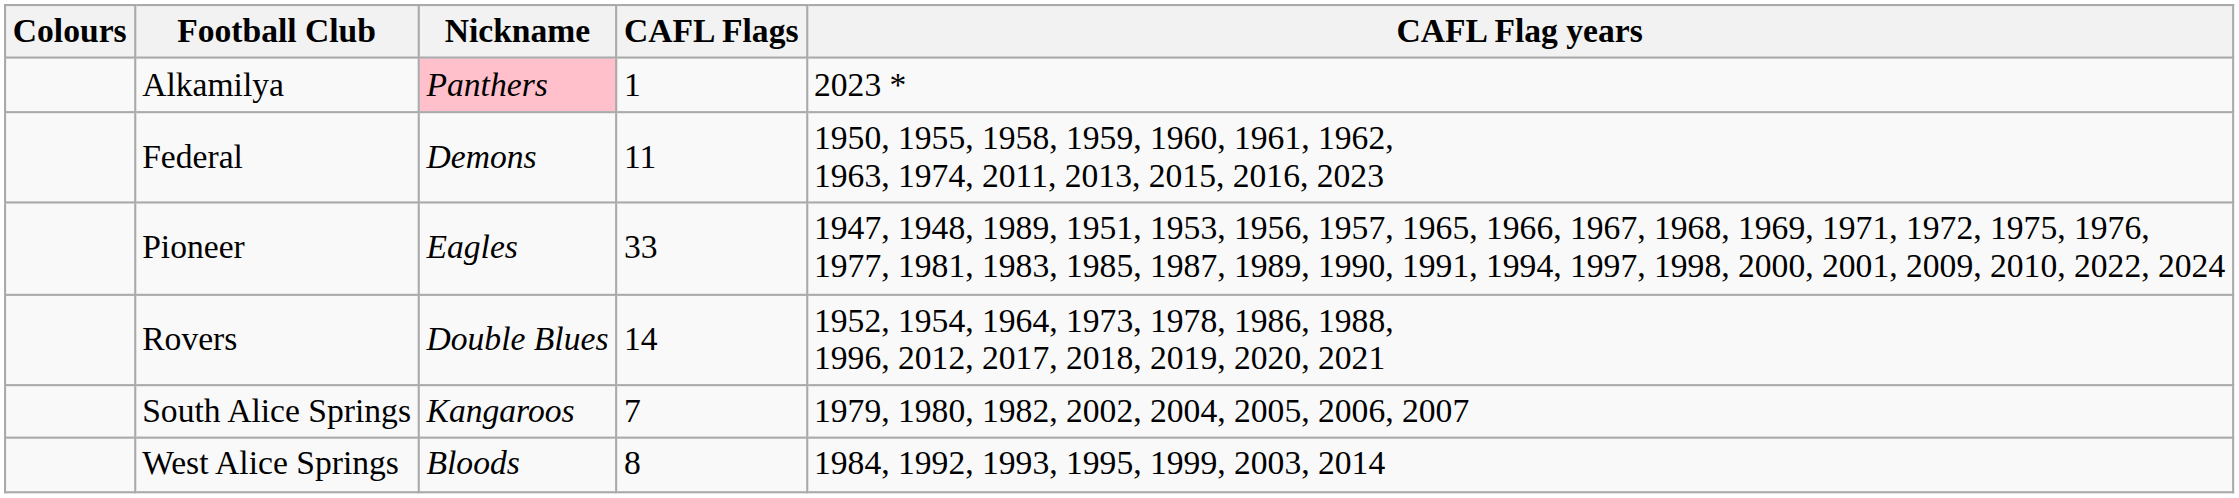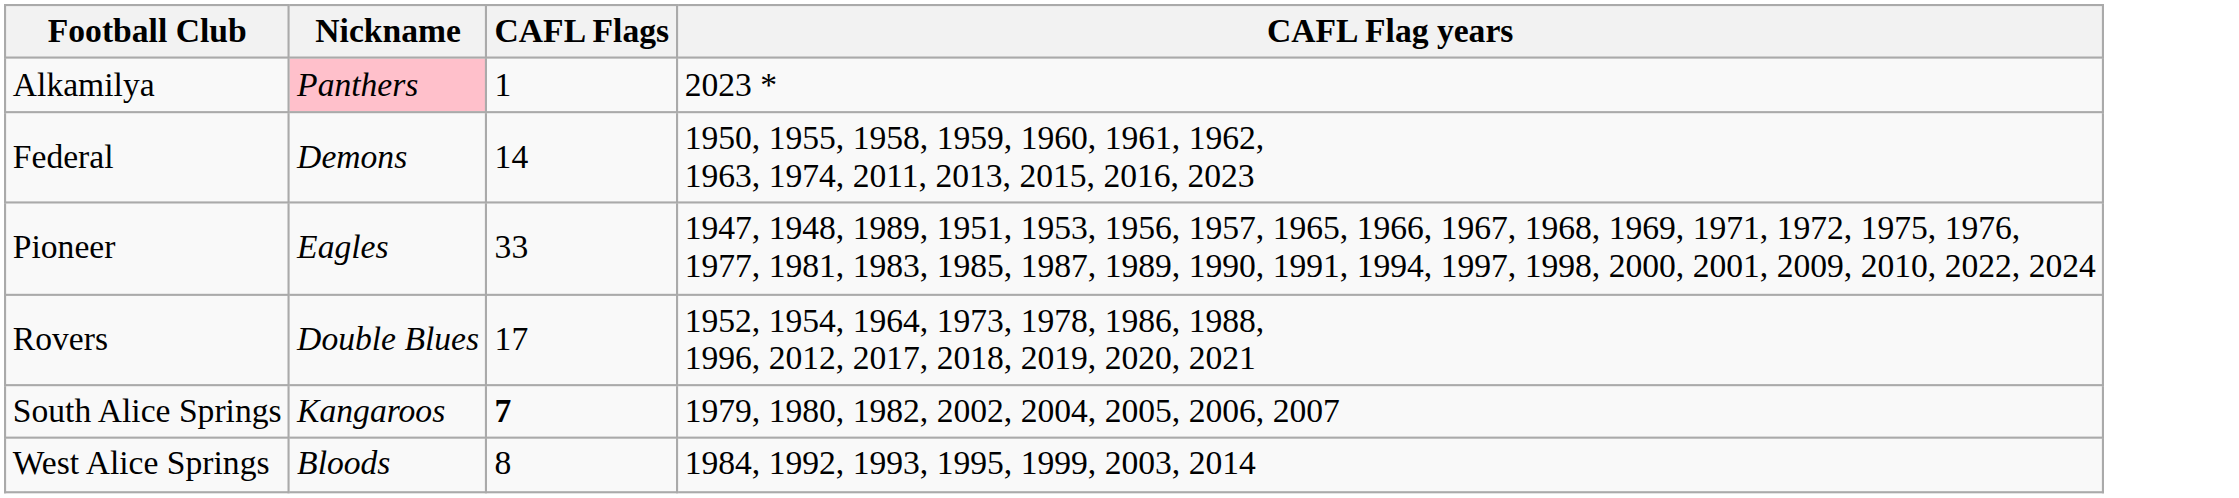- column: (70, 31)
(640, 156) 11 -> (511, 156) 14
(641, 338) 14 -> (511, 338) 17
(632, 410) normal -> (503, 410) bold
